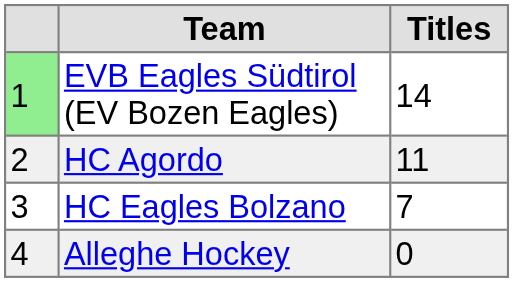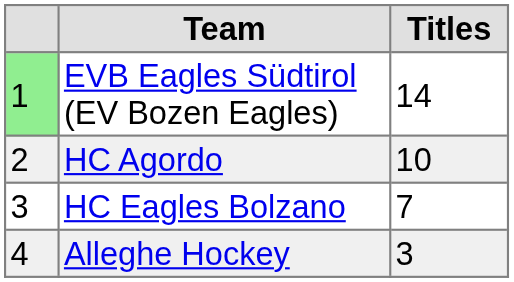(412, 159) 11 -> (414, 159) 10
(405, 253) 0 -> (405, 253) 3
